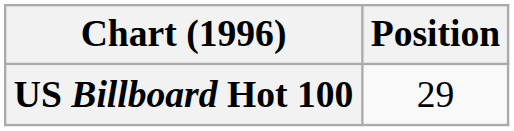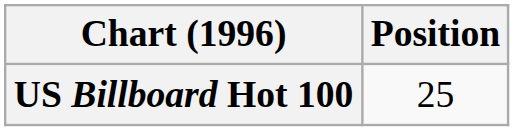(435, 93) 29 -> (435, 93) 25
